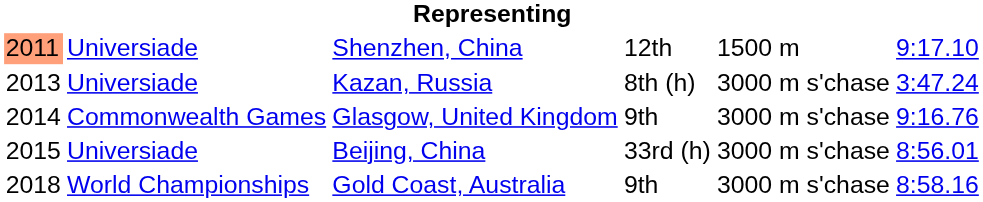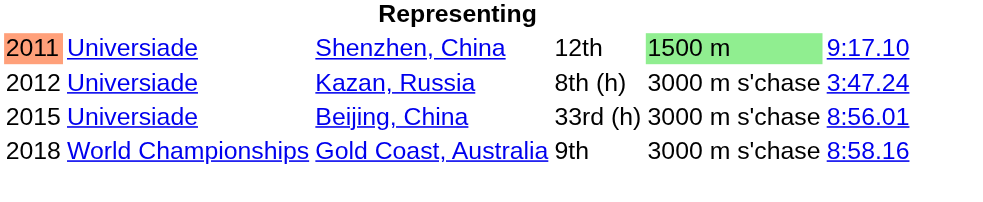(758, 48) no background -> (689, 48) lightgreen background
(33, 82) 2013 -> (33, 82) 2012
- row: (475, 116)
